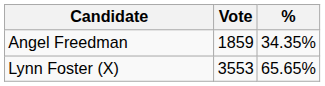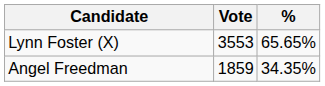rows swapped: (64, 68) <-> (68, 42)
